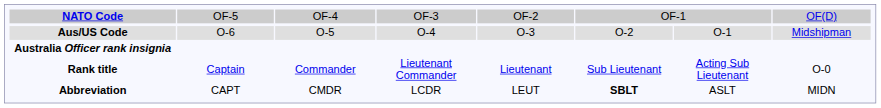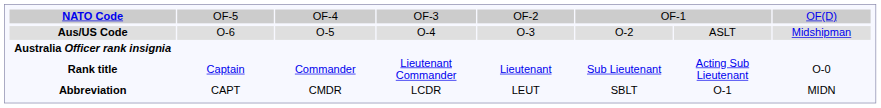(722, 33) O-1 -> (722, 33) ASLT
(624, 91) bold -> (624, 91) normal
(722, 91) ASLT -> (722, 91) O-1
